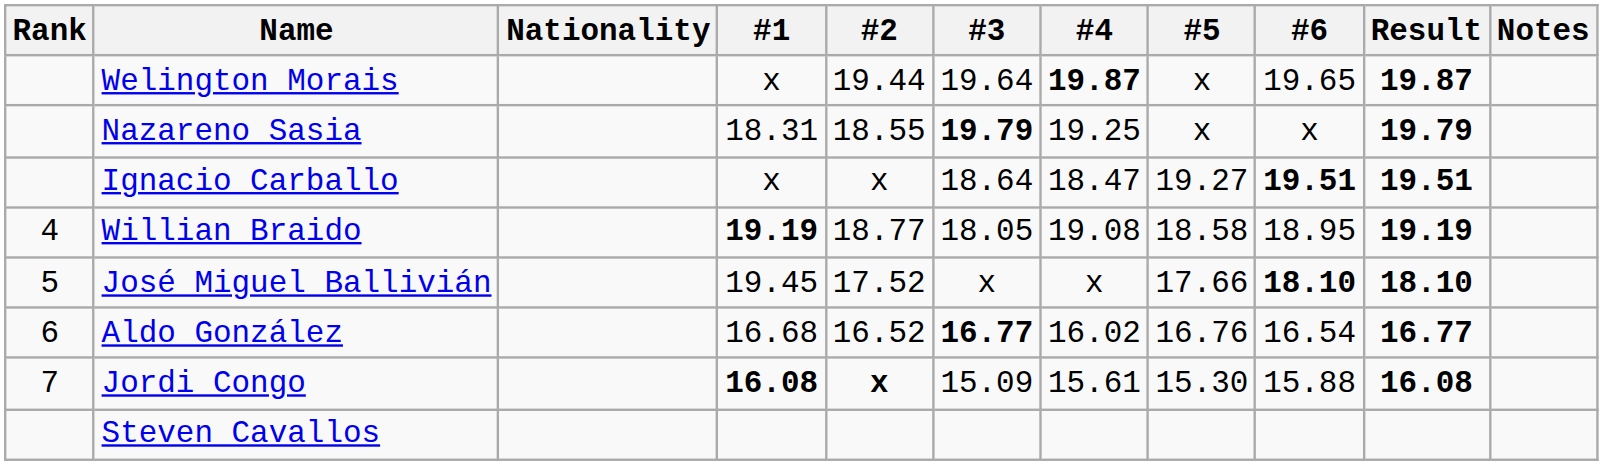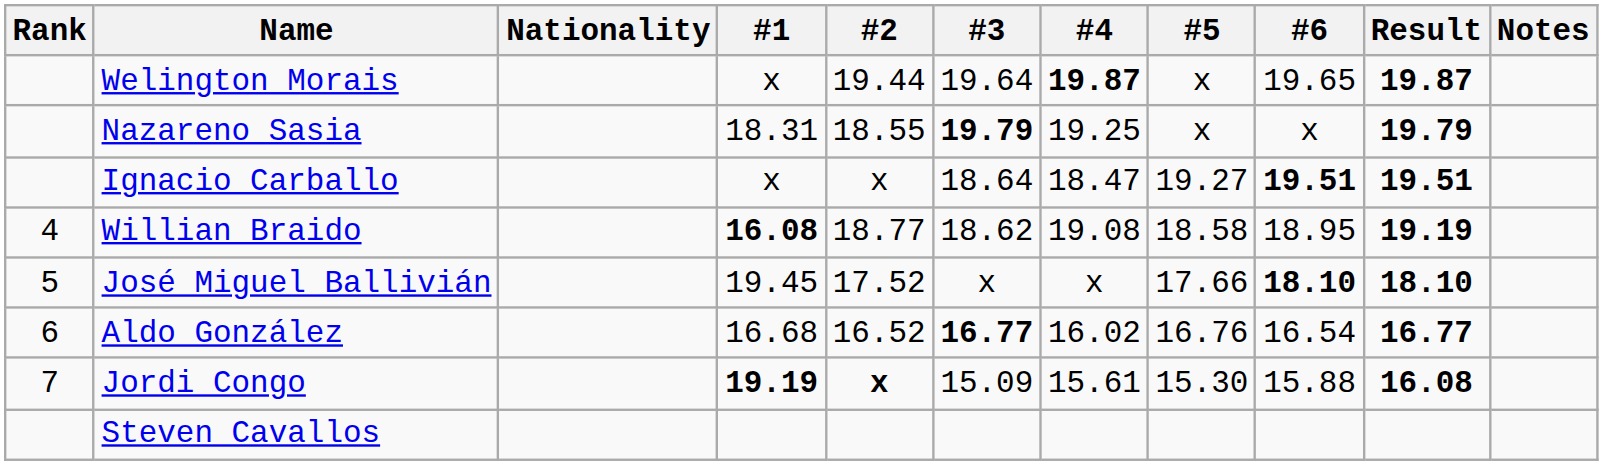(772, 232) 19.19 -> (772, 232) 16.08
(987, 232) 18.05 -> (987, 232) 18.62
(772, 383) 16.08 -> (772, 383) 19.19
